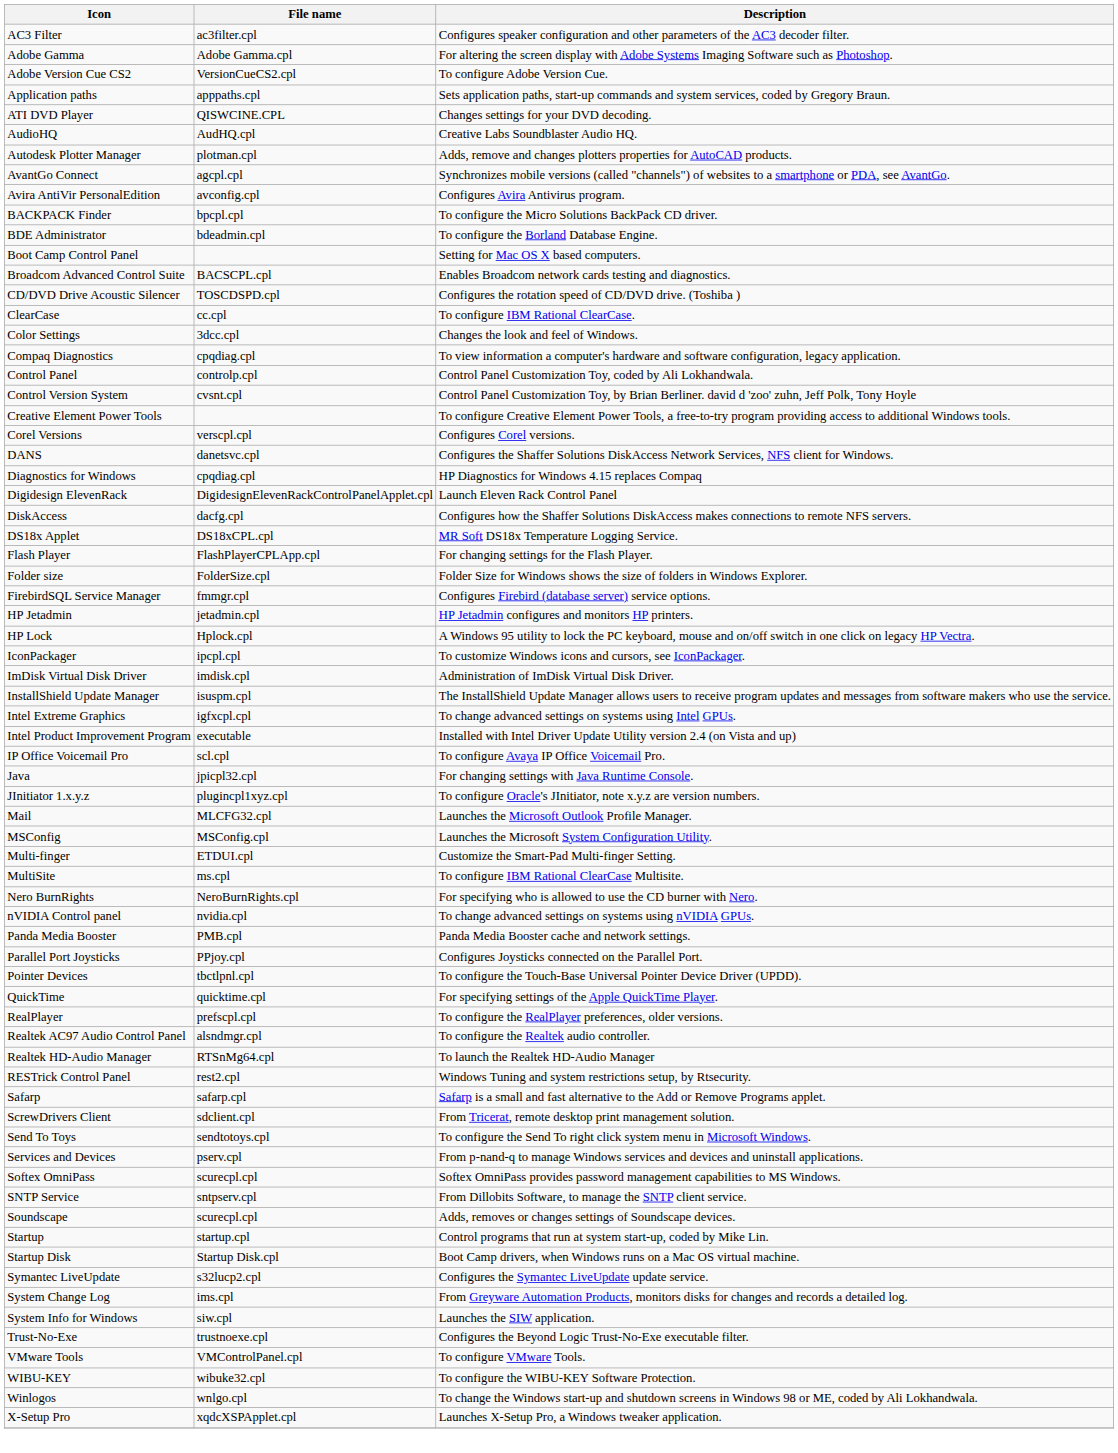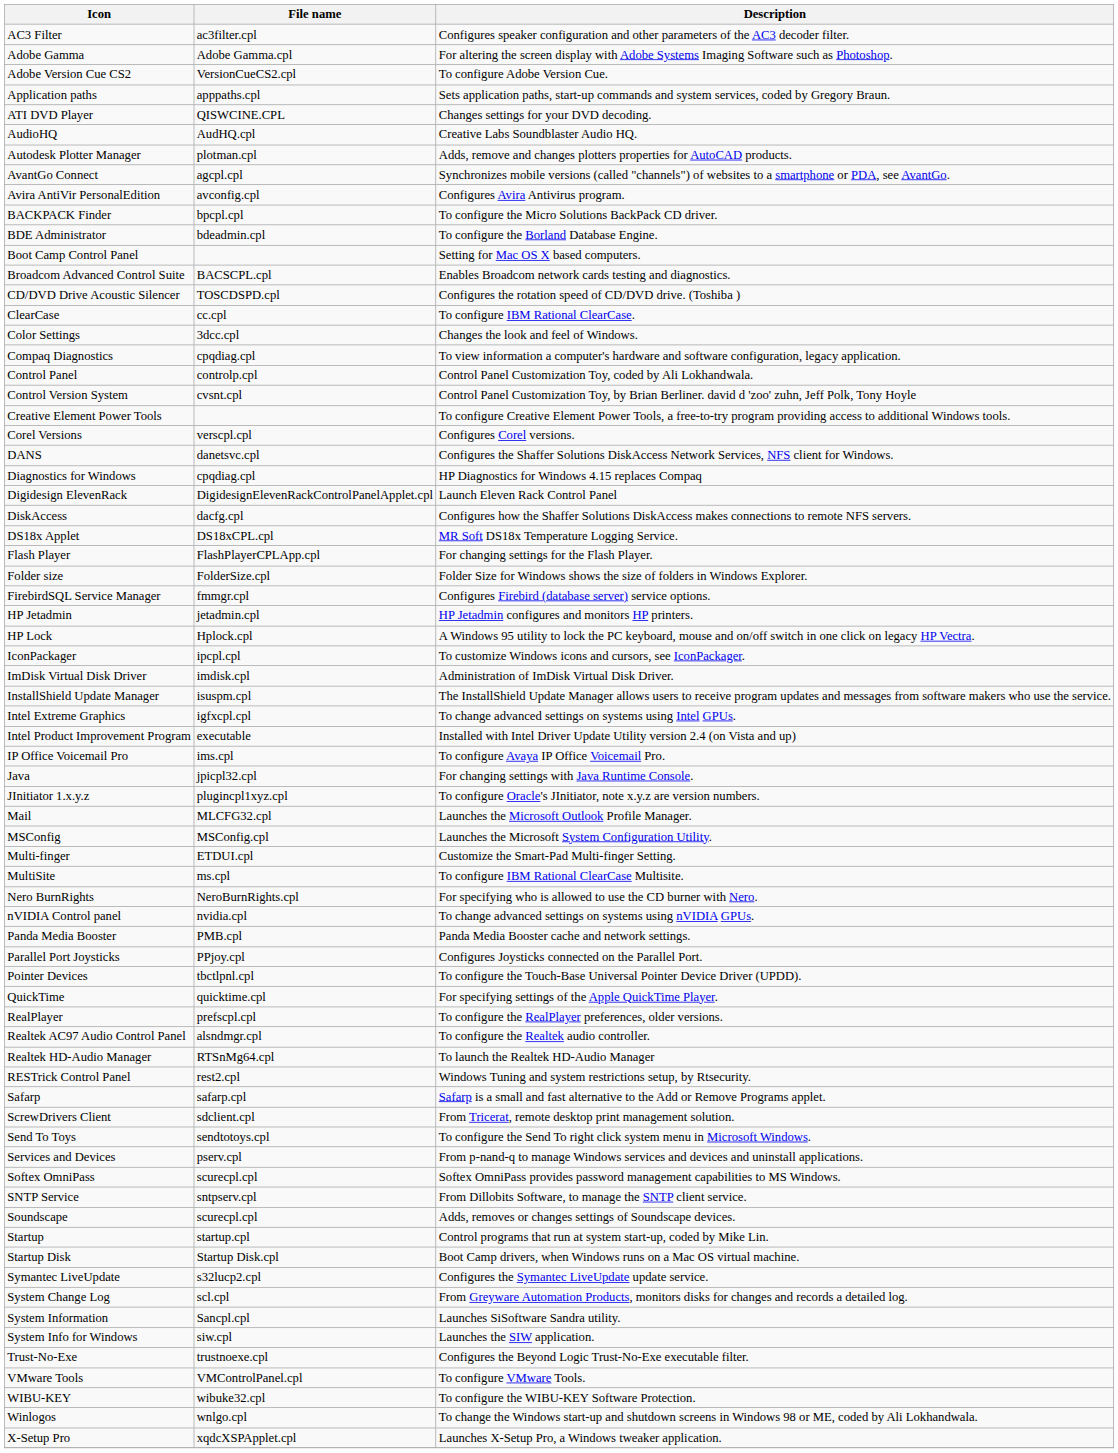(213, 756) scl.cpl -> (215, 756) ims.cpl
(215, 1297) ims.cpl -> (213, 1297) scl.cpl
+ row: (58, 1317)
